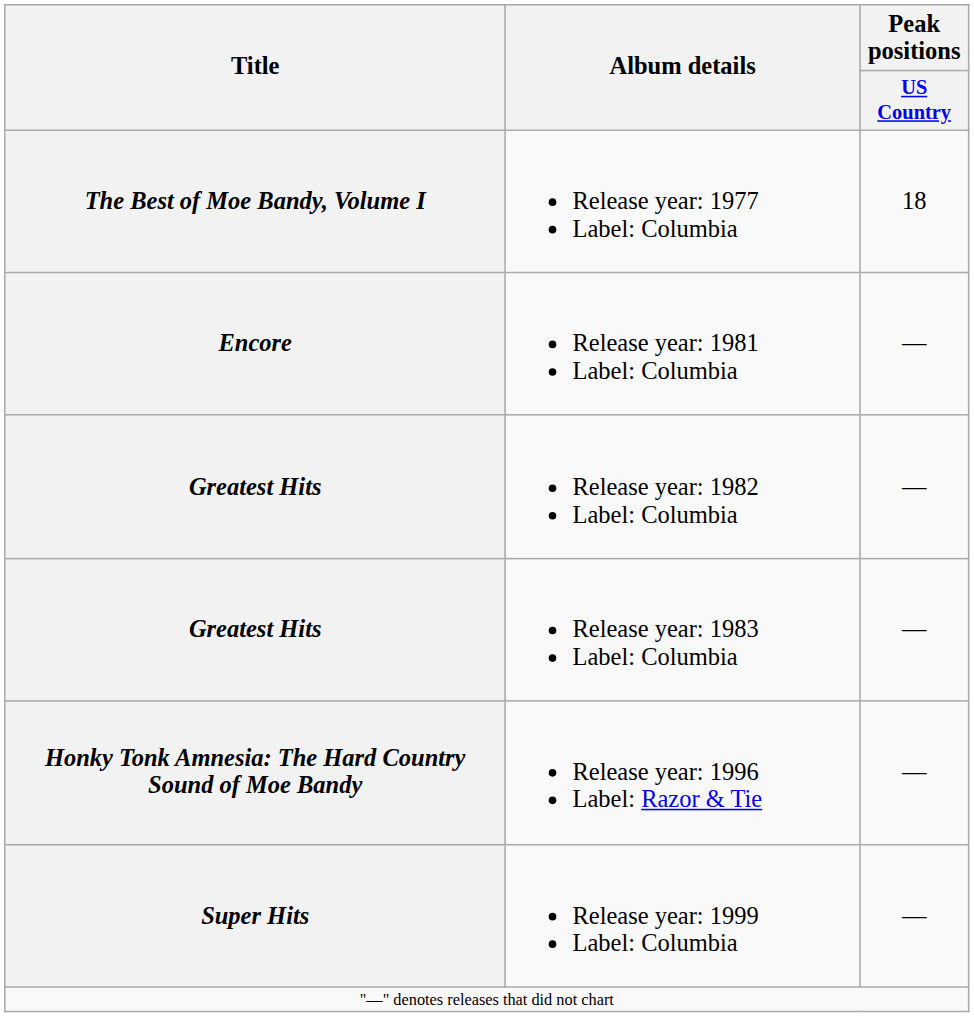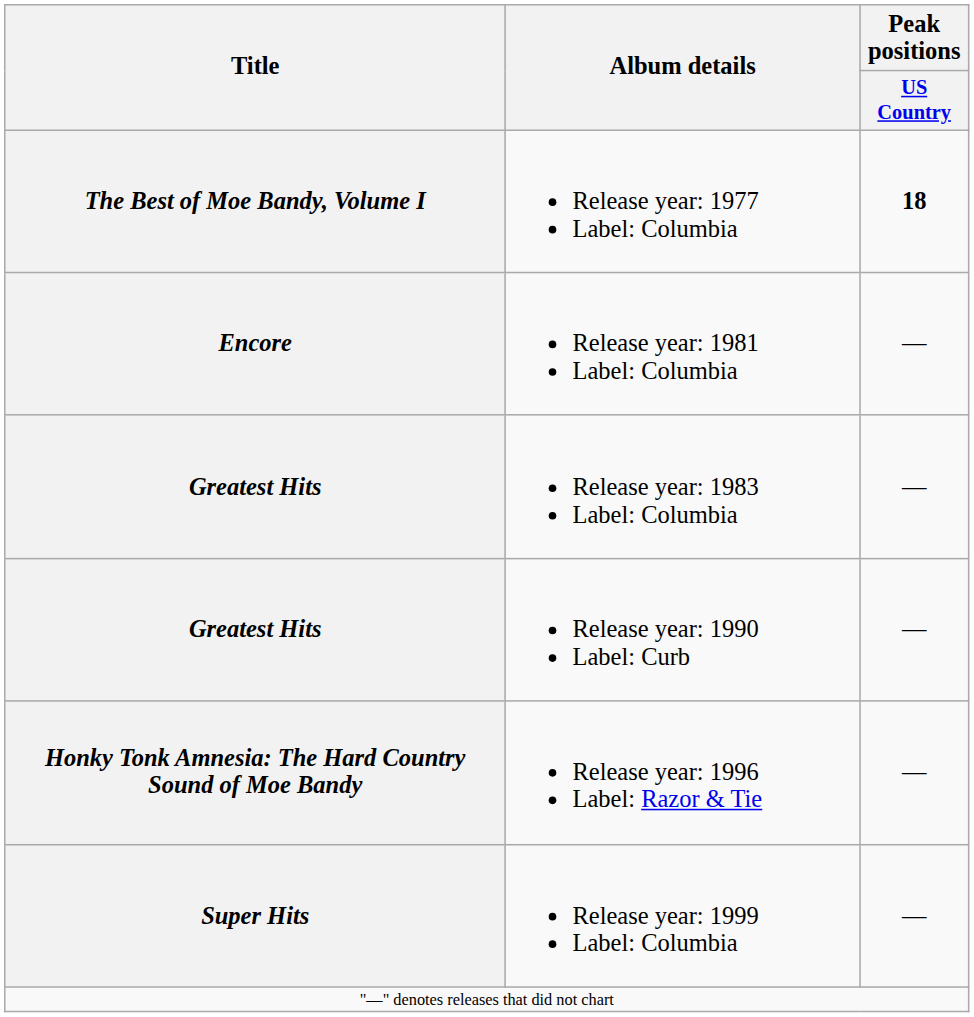(914, 200) normal -> (914, 200) bold
- row: (683, 501)
+ row: (683, 644)
